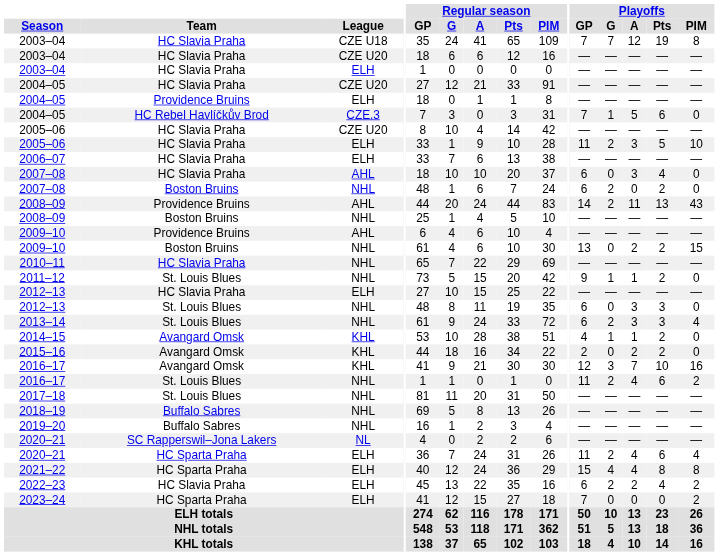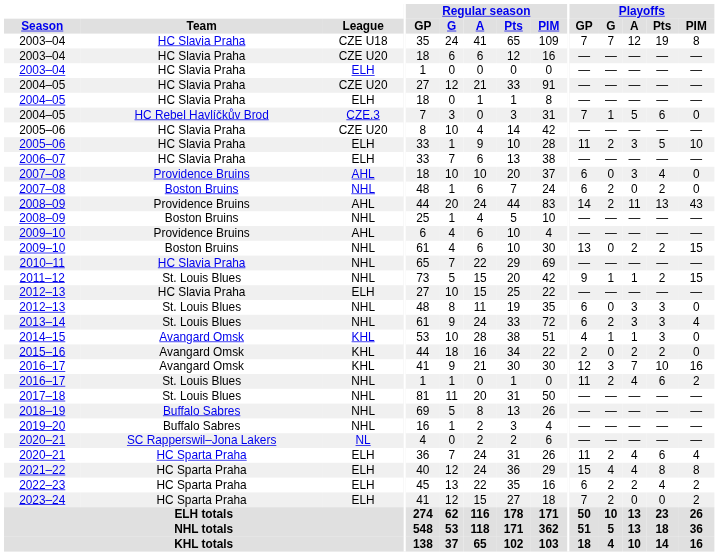(202, 100) Providence Bruins -> (202, 100) HC Slavia Praha
(202, 174) HC Slavia Praha -> (202, 174) Providence Bruins
(696, 277) 0 -> (696, 277) 15
(662, 337) 2 -> (662, 337) 3
(202, 485) HC Slavia Praha -> (202, 485) HC Sparta Praha
(611, 499) 0 -> (611, 499) 2
